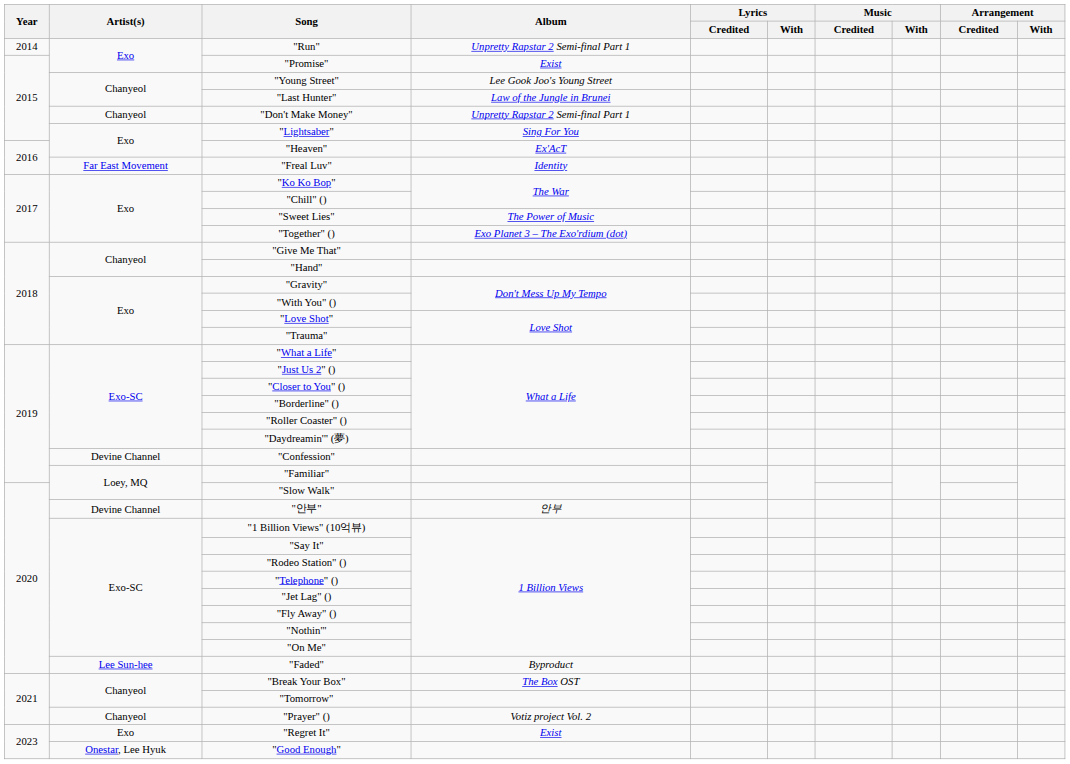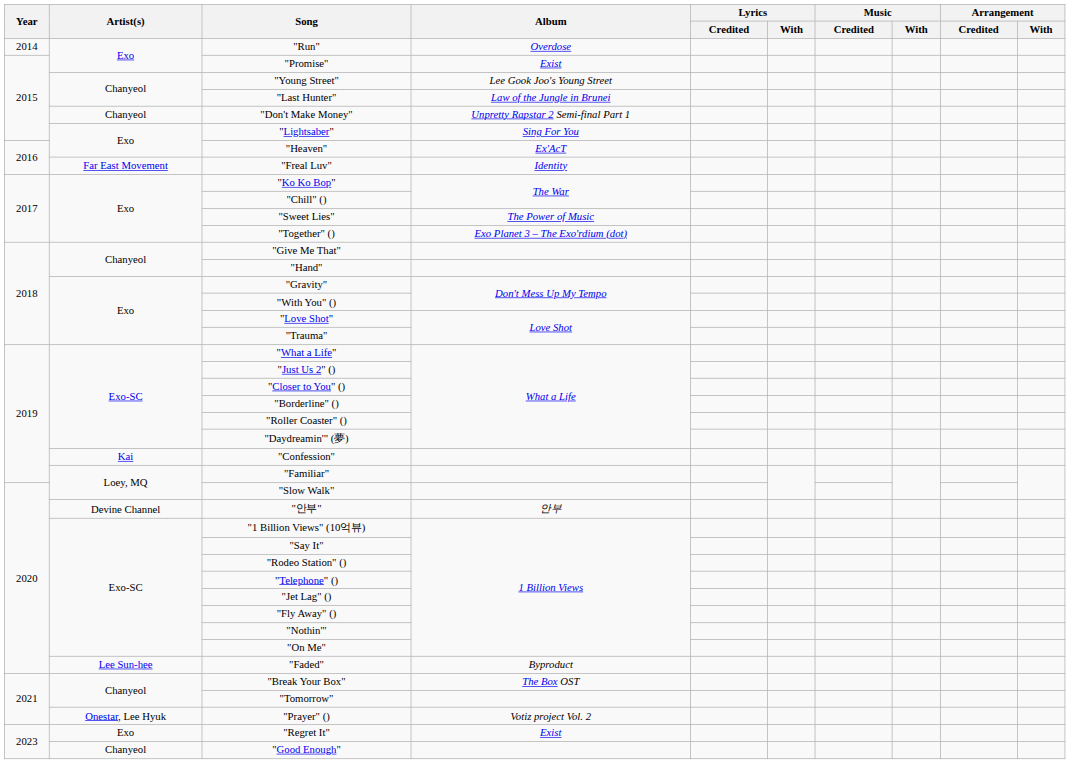(551, 47) Unpretty Rapstar 2 Semi-final Part 1 -> (551, 47) Overdose
(126, 457) Devine Channel -> (126, 457) Kai
(126, 716) Chanyeol -> (126, 716) Onestar, Lee Hyuk
(126, 750) Onestar, Lee Hyuk -> (126, 750) Chanyeol
